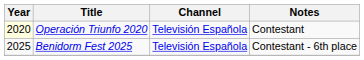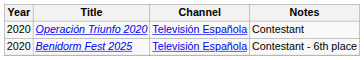(19, 30) lightyellow background -> (19, 30) no background
(19, 47) 2025 -> (19, 47) 2020
